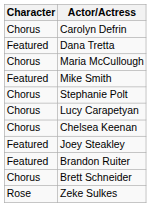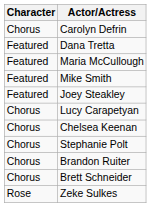(23, 62) Chorus -> (28, 62) Featured
rows swapped: (92, 144) <-> (94, 95)
(28, 161) Featured -> (23, 161) Chorus
